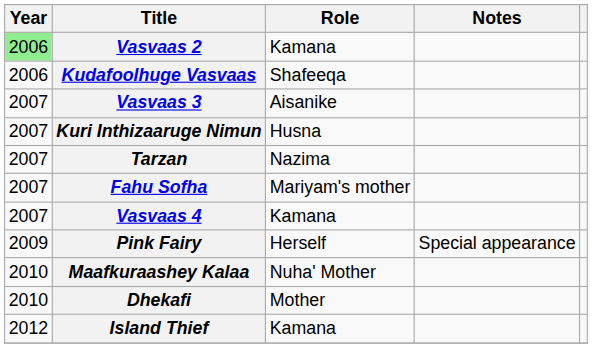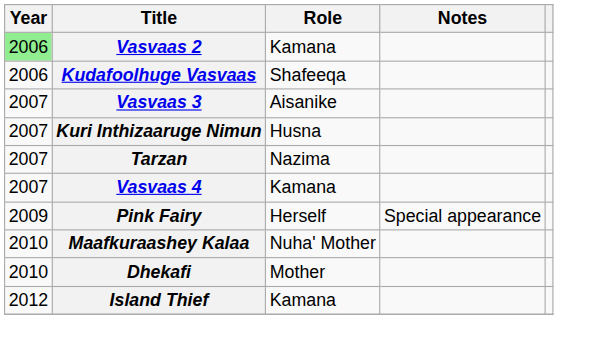- row: (159, 187)
